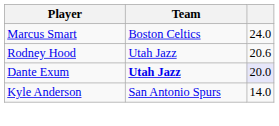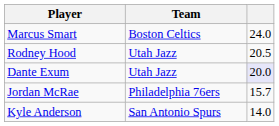(260, 53) 20.6 -> (260, 53) 20.5
(155, 72) bold -> (153, 72) normal
+ row: (43, 92)
